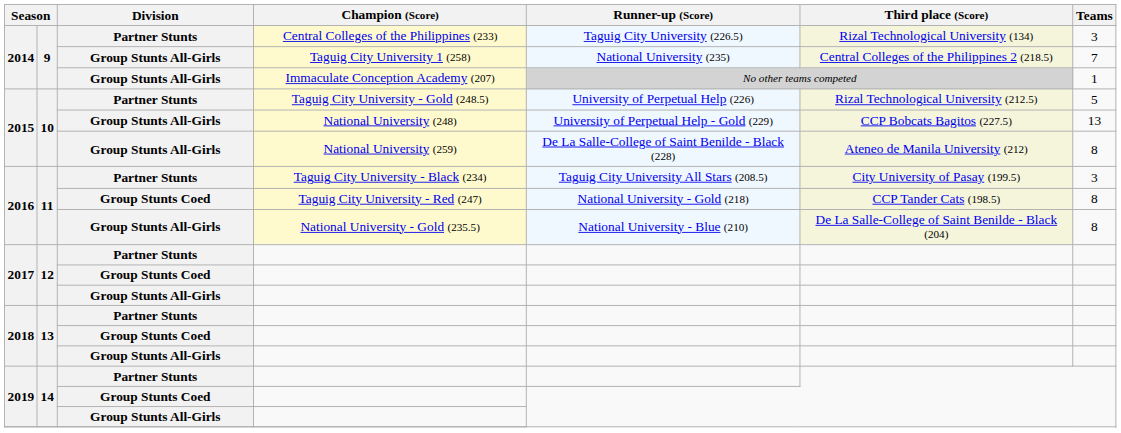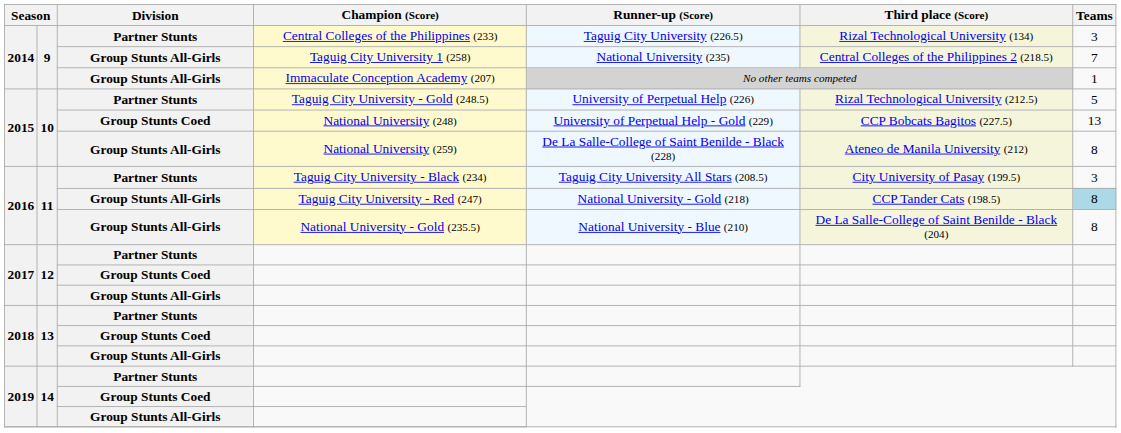(155, 121) Group Stunts All-Girls -> (155, 121) Group Stunts Coed
(155, 198) Group Stunts Coed -> (155, 198) Group Stunts All-Girls
(1094, 198) no background -> (1094, 198) lightblue background
